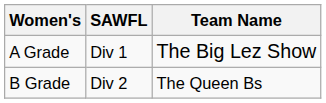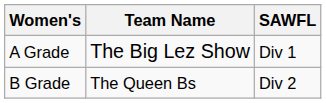columns swapped: (119, 21) <-> (236, 21)
